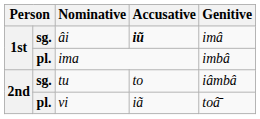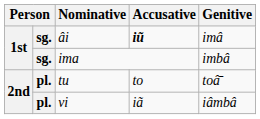(44, 59) pl. -> (44, 59) sg.
(44, 80) sg. -> (44, 80) pl.
(220, 80) iâmbâ -> (211, 80) toâ̄
(211, 102) toâ̄ -> (220, 102) iâmbâ
